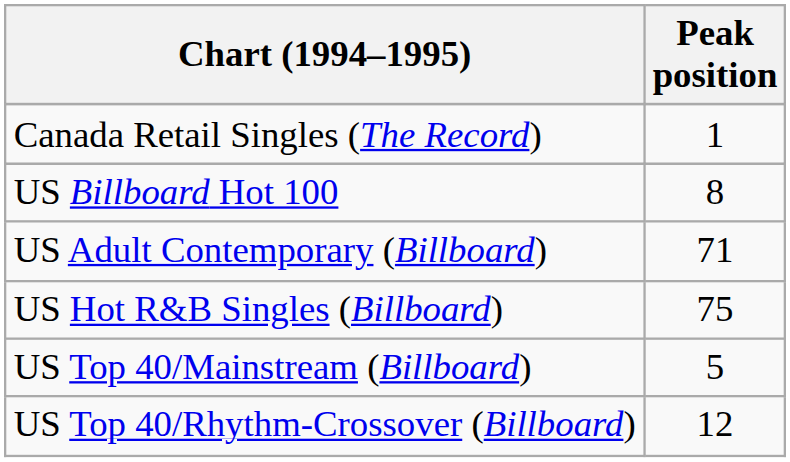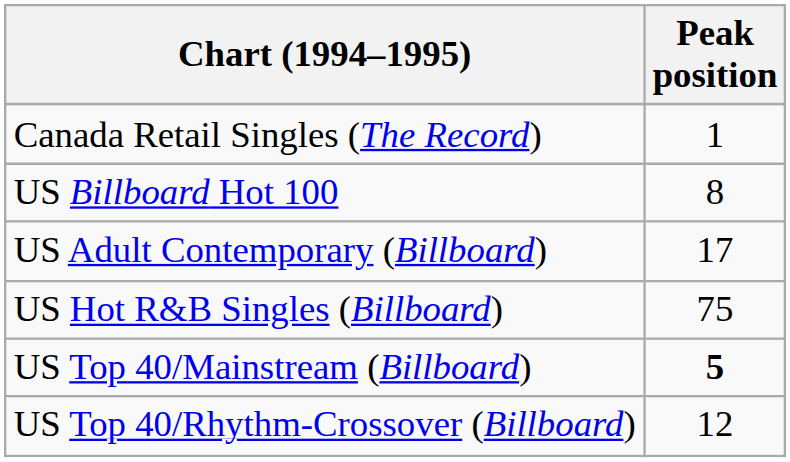(715, 250) 71 -> (715, 250) 17
(715, 366) normal -> (715, 366) bold
